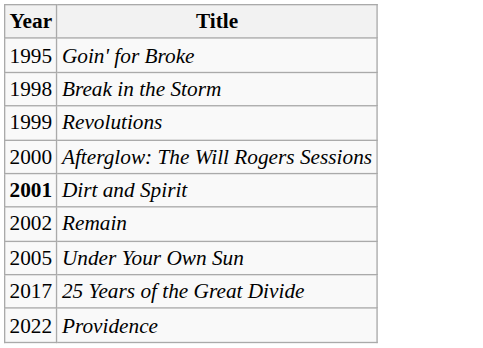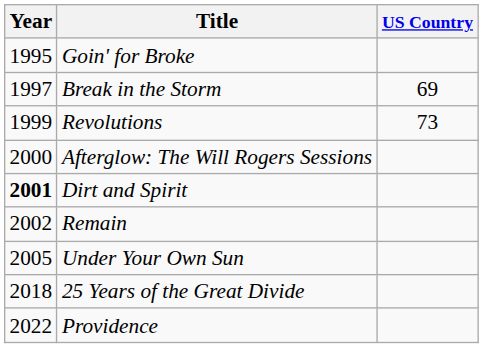+ column: (427, 22)
(31, 88) 1998 -> (31, 88) 1997
(31, 291) 2017 -> (31, 291) 2018
